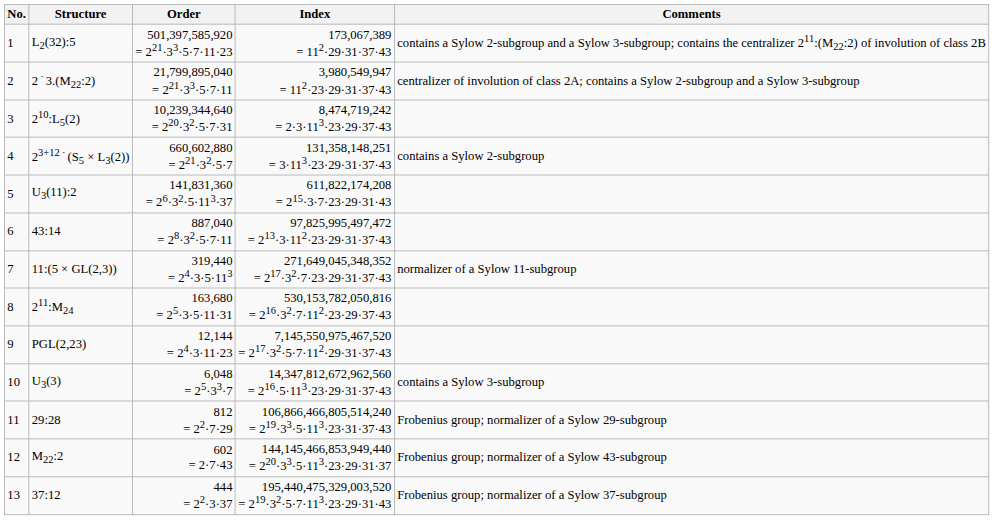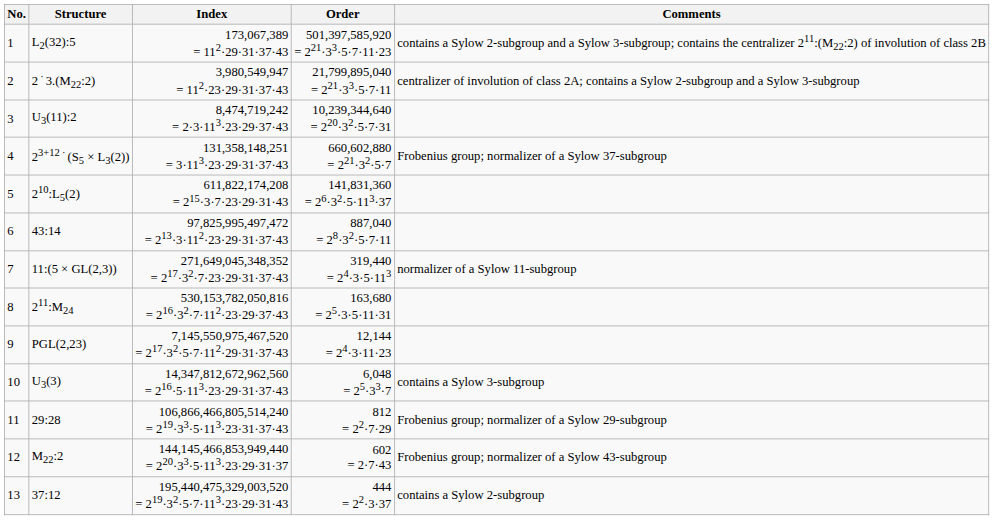columns swapped: (184, 14) <-> (315, 14)
(56, 118) 210:L5(2) -> (54, 118) U3(11):2
(471, 156) contains a Sylow 2-subgroup -> (532, 156) Frobenius group; normalizer of a Sylow 37-subgroup
(54, 194) U3(11):2 -> (56, 194) 210:L5(2)
(532, 495) Frobenius group; normalizer of a Sylow 37-subgroup -> (471, 495) contains a Sylow 2-subgroup
